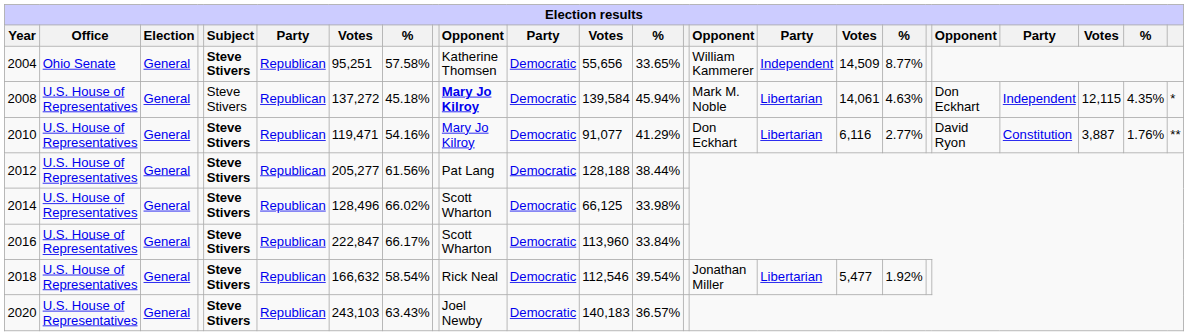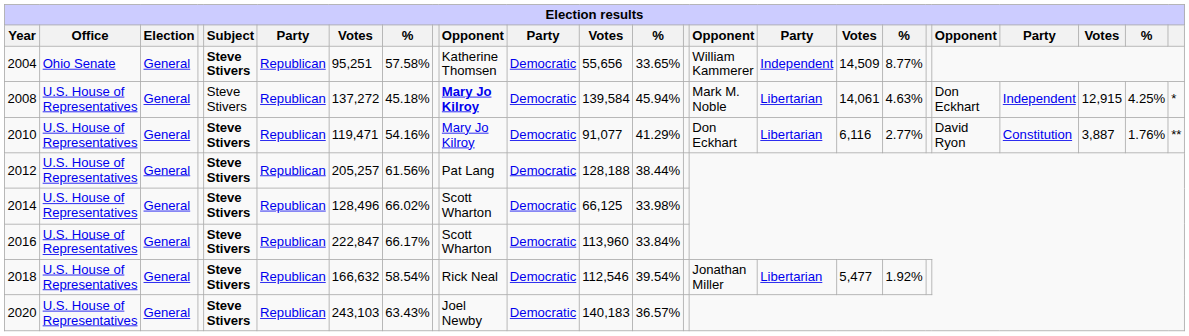(1101, 99) 12,115 -> (1102, 99) 12,915
(1146, 99) 4.35% -> (1147, 99) 4.25%
(356, 170) 205,277 -> (356, 170) 205,257
